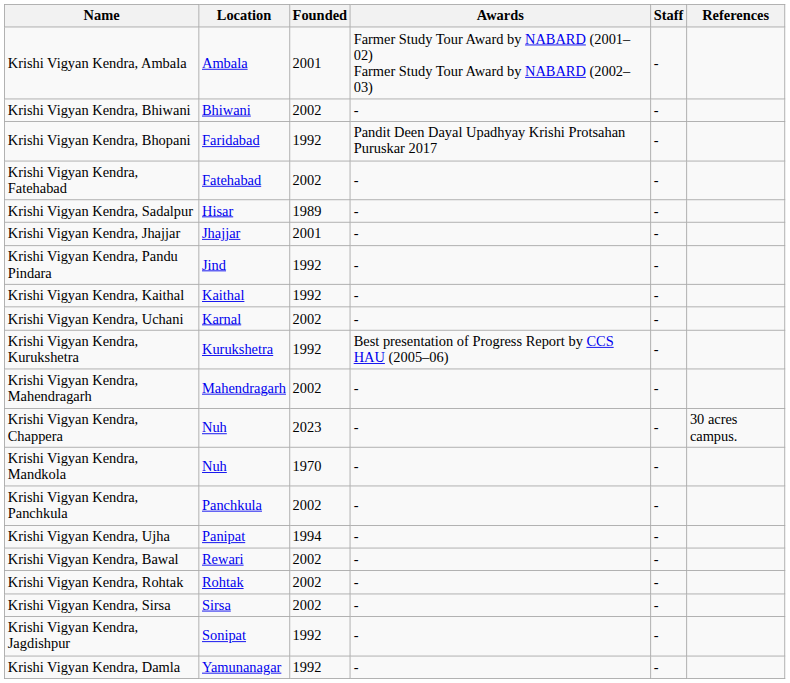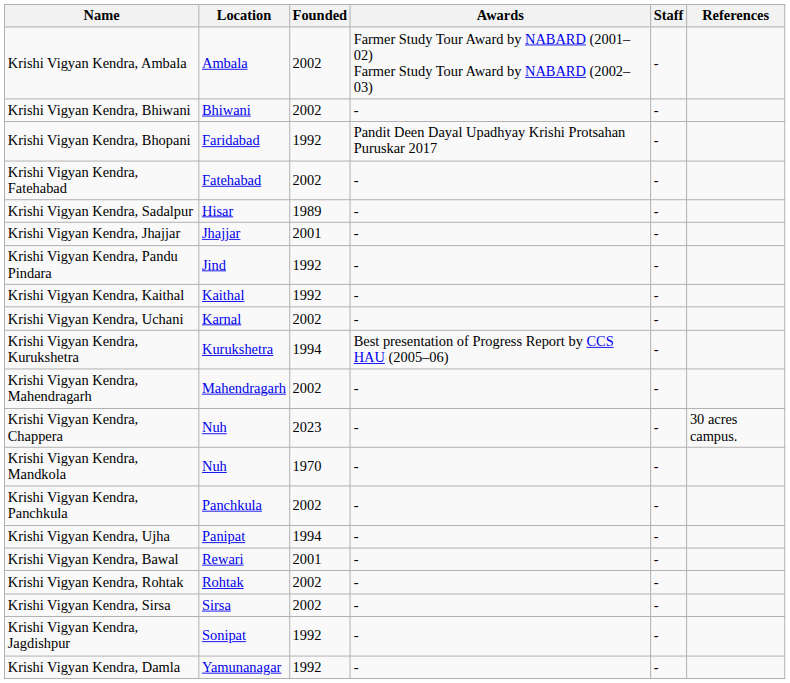(307, 63) 2001 -> (307, 63) 2002
(307, 349) 1992 -> (307, 349) 1994
(307, 559) 2002 -> (307, 559) 2001
